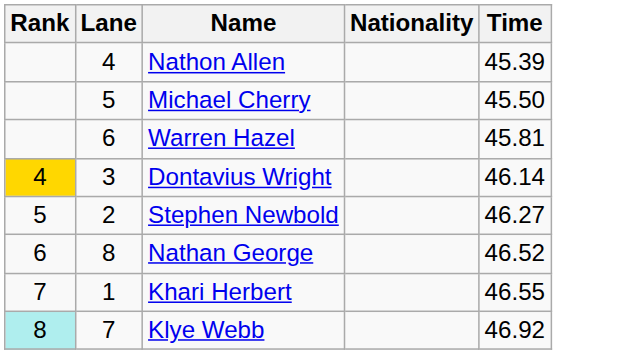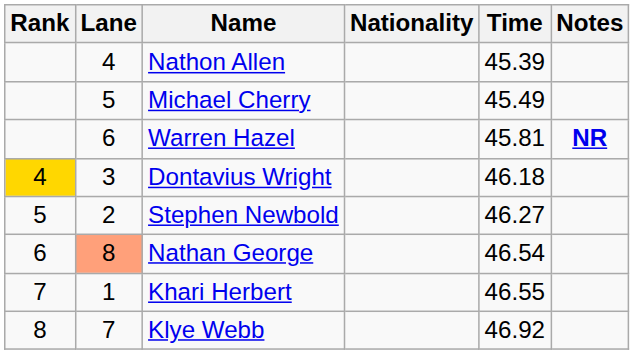+ column: (590, 23)
(515, 100) 45.50 -> (515, 100) 45.49
(515, 176) 46.14 -> (515, 176) 46.18
(109, 253) no background -> (109, 253) lightsalmon background
(515, 253) 46.52 -> (515, 253) 46.54
(40, 330) paleturquoise background -> (40, 330) no background
